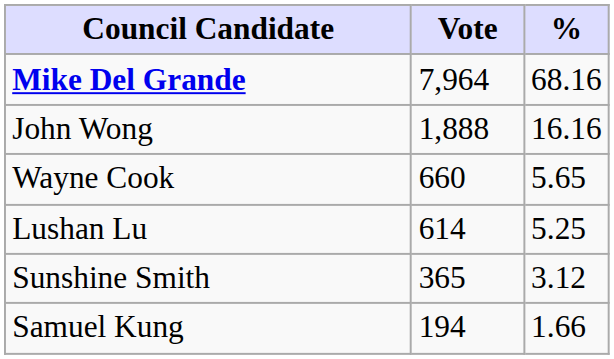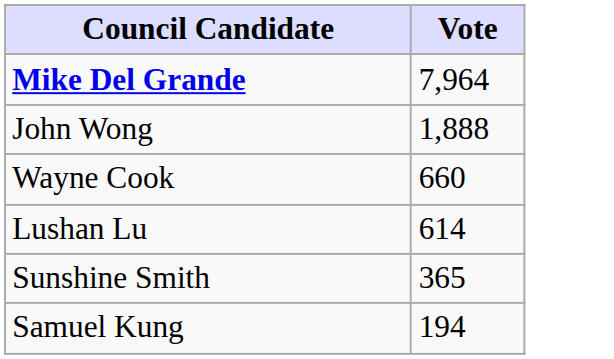- column: (566, 29)
